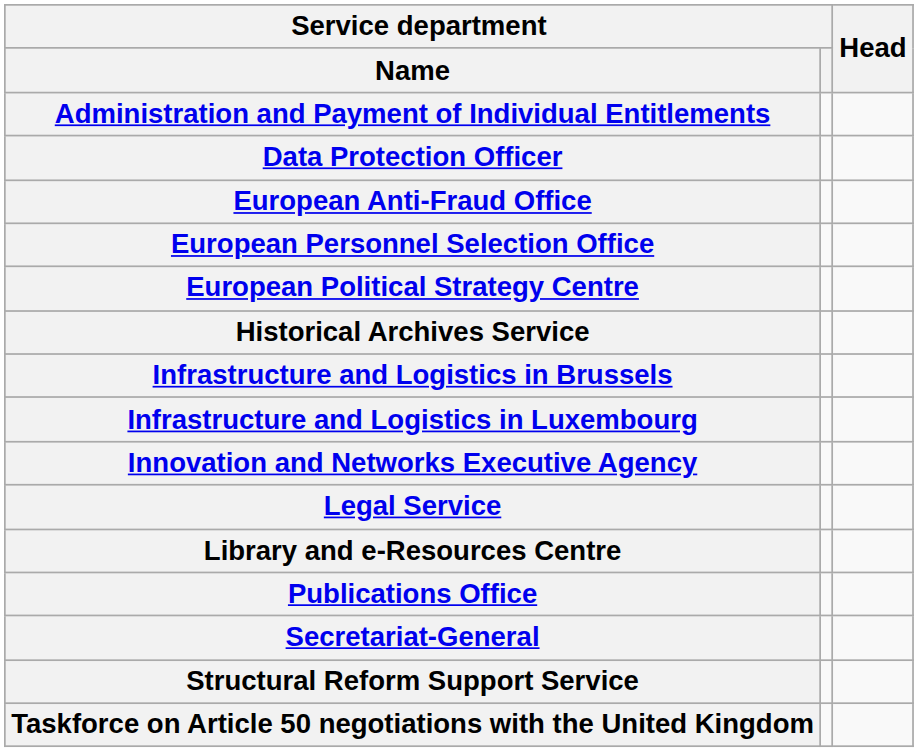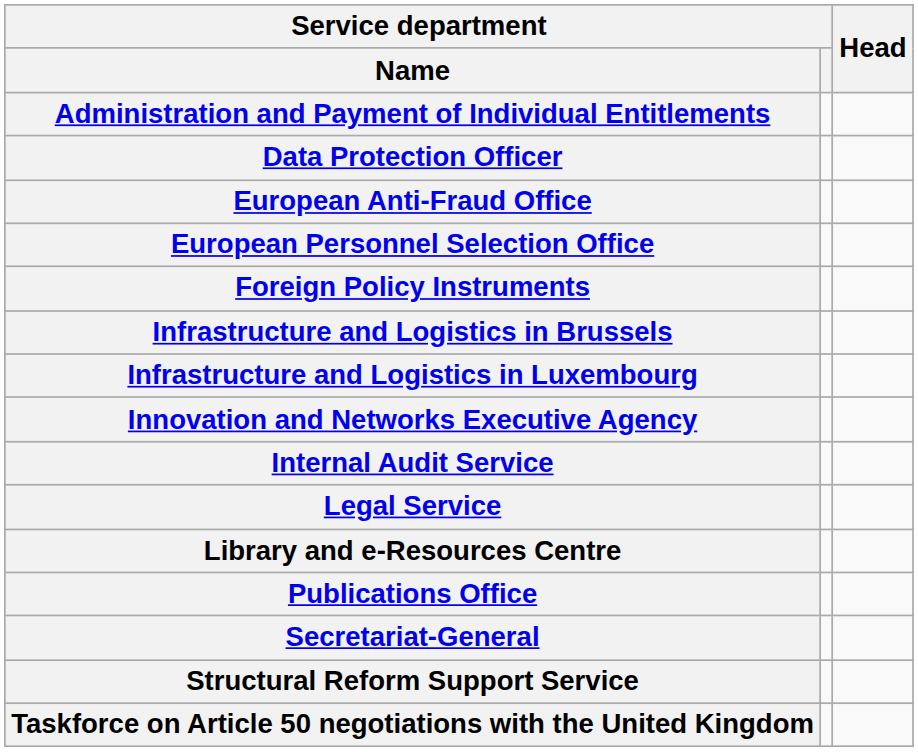- row: (413, 288)
+ row: (413, 288)
- row: (413, 331)
+ row: (413, 462)
